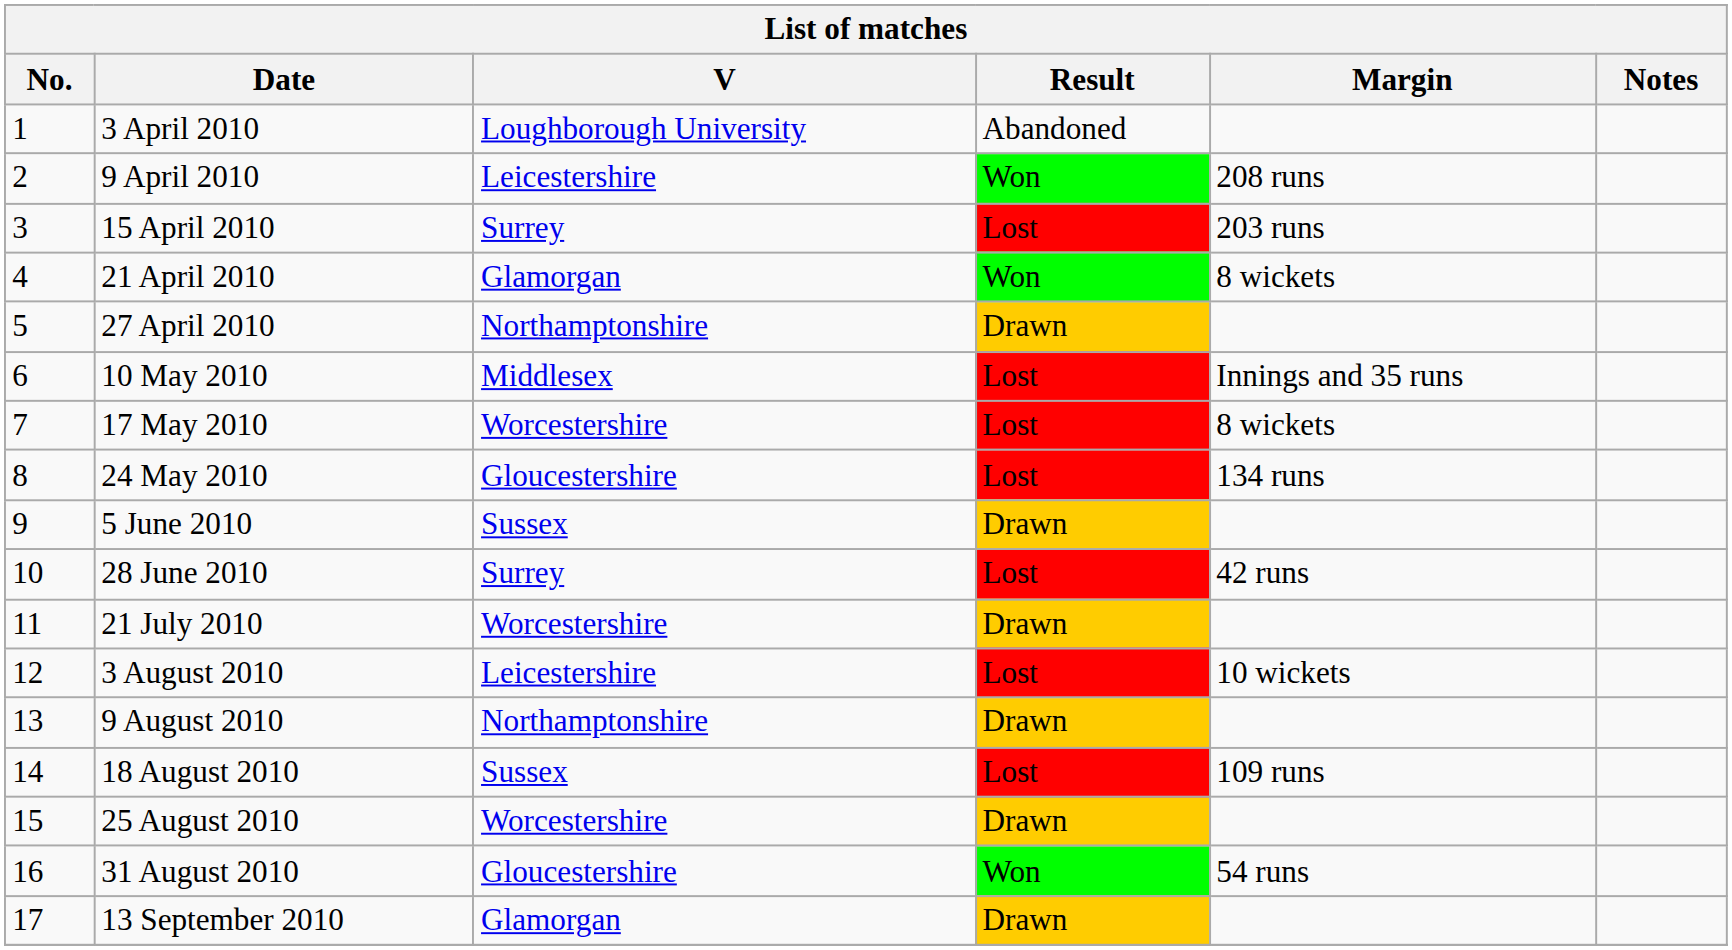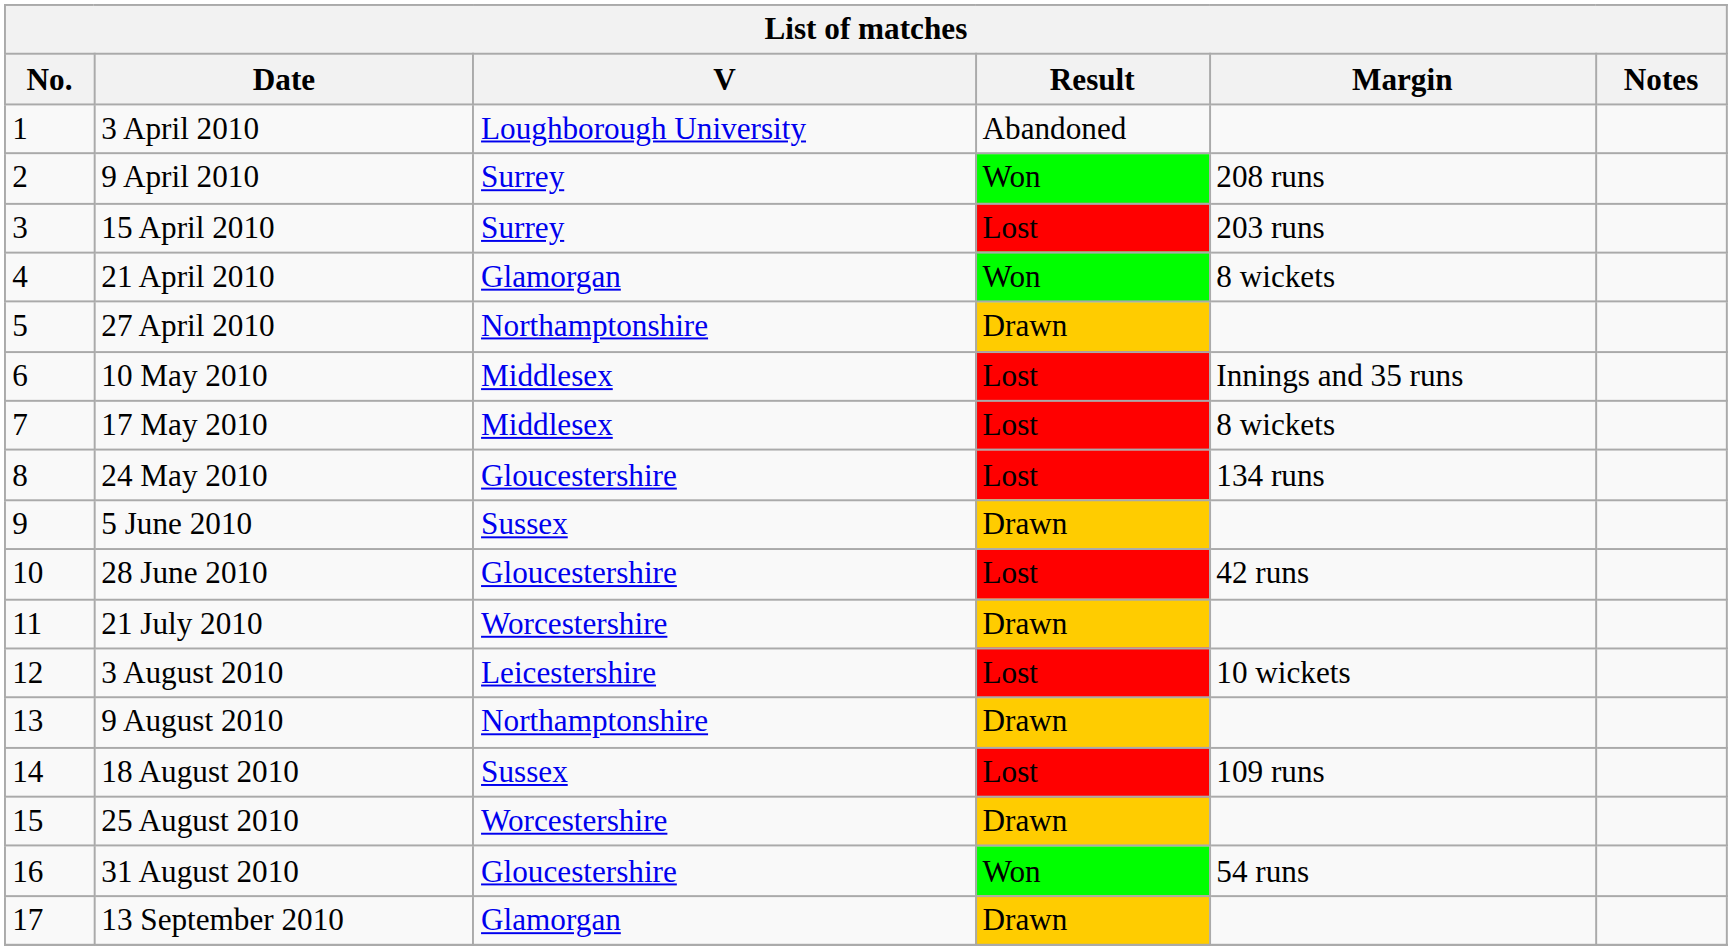(569, 177) Leicestershire -> (523, 177) Surrey
(574, 425) Worcestershire -> (547, 425) Middlesex
(523, 573) Surrey -> (579, 573) Gloucestershire
